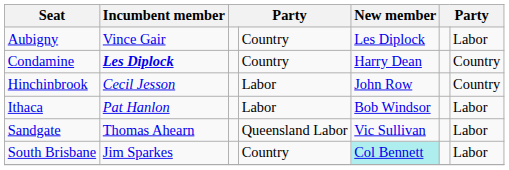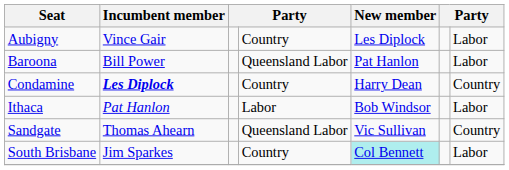+ row: (32, 61)
- row: (48, 84)
(470, 130) Labor -> (477, 130) Country
